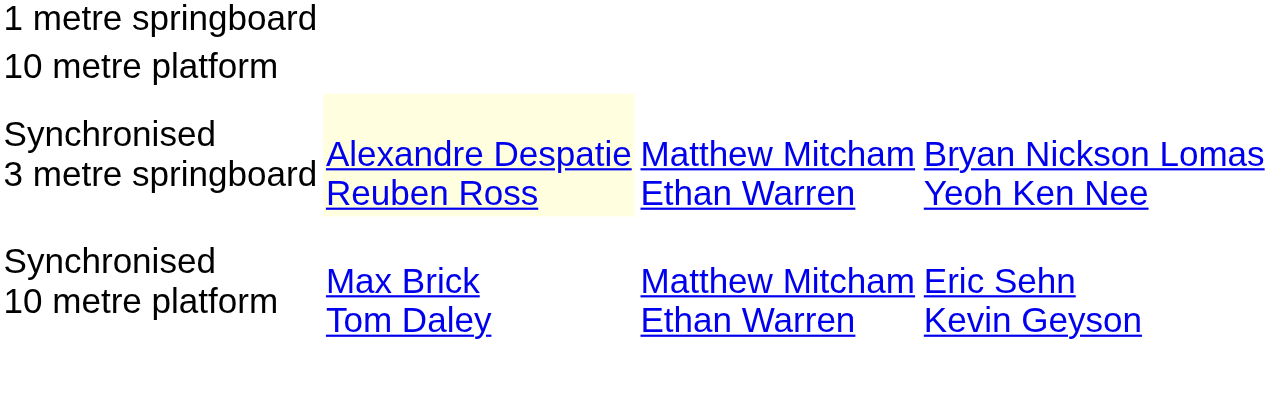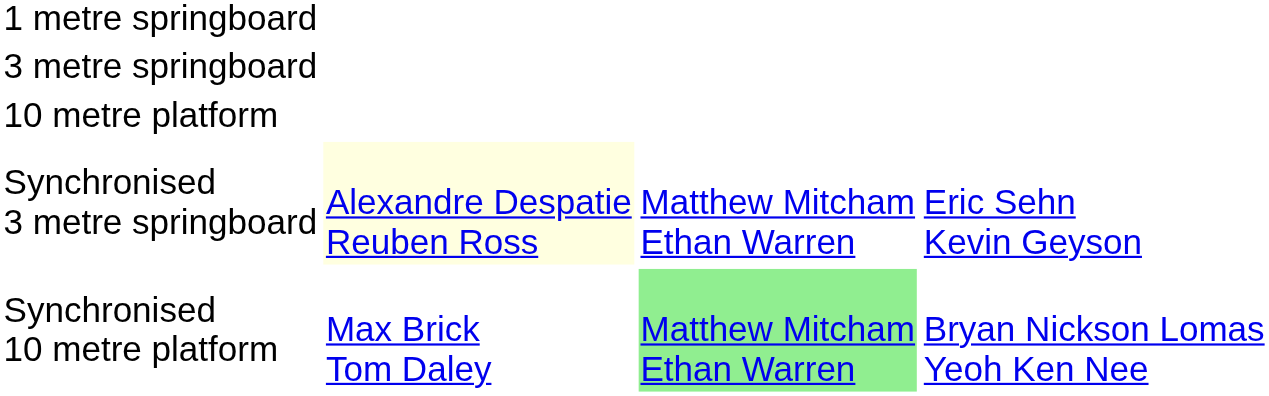+ row: (160, 66)
(1094, 174) Bryan Nickson Lomas Yeoh Ken Nee -> (1033, 222) Eric Sehn Kevin Geyson
(778, 301) no background -> (778, 349) lightgreen background
(1033, 301) Eric Sehn Kevin Geyson -> (1094, 349) Bryan Nickson Lomas Yeoh Ken Nee
